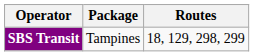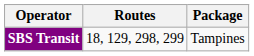columns swapped: (113, 15) <-> (196, 15)
